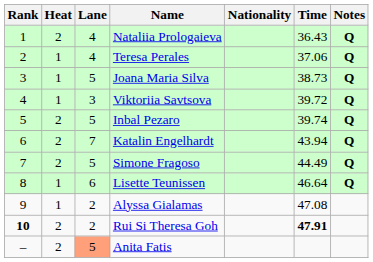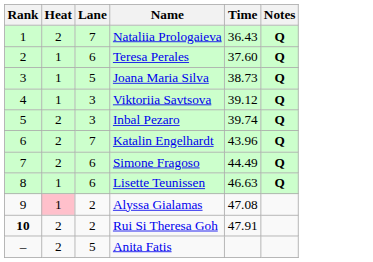- column: (260, 15)
(92, 36) 4 -> (92, 36) 7
(92, 57) 4 -> (92, 57) 6
(312, 57) 37.06 -> (243, 57) 37.60
(312, 99) 39.72 -> (243, 99) 39.12
(92, 120) 5 -> (92, 120) 3
(312, 141) 43.94 -> (243, 141) 43.96
(92, 162) 5 -> (92, 162) 6
(312, 183) 46.64 -> (243, 183) 46.63
(58, 204) no background -> (58, 204) pink background
(312, 225) bold -> (243, 225) normal
(92, 246) lightsalmon background -> (92, 246) no background
